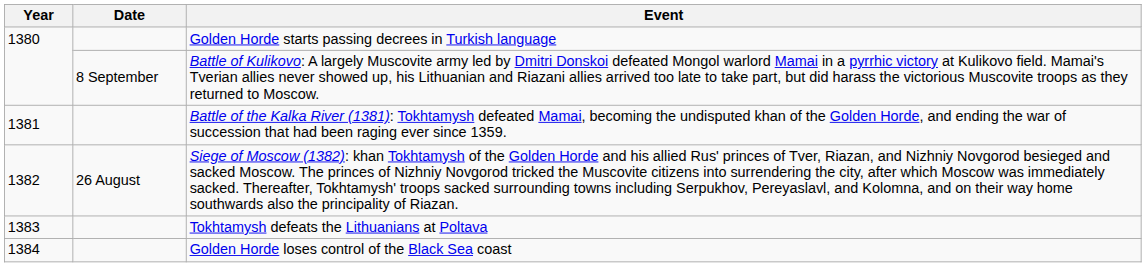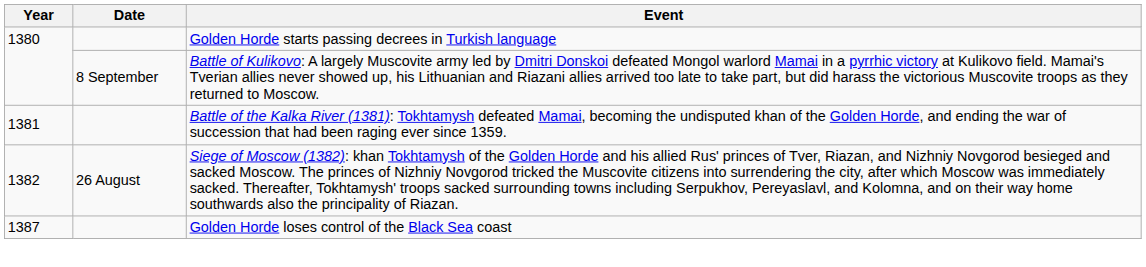- row: (339, 227)
(24, 250) 1384 -> (24, 227) 1387
